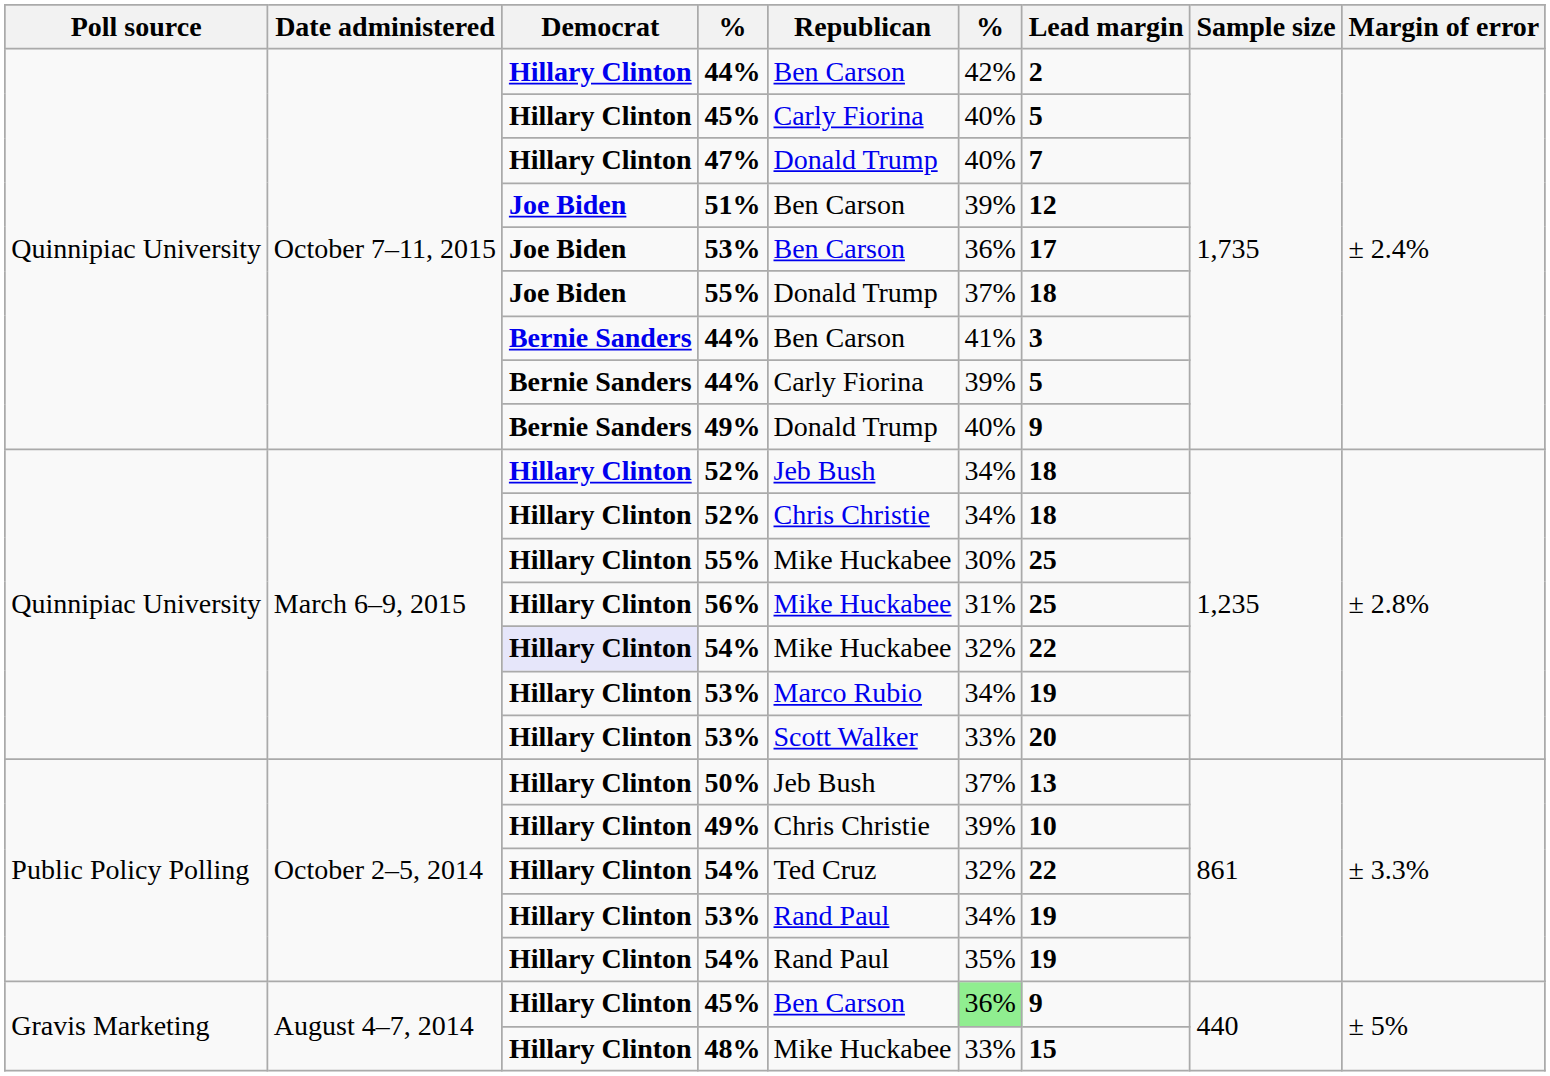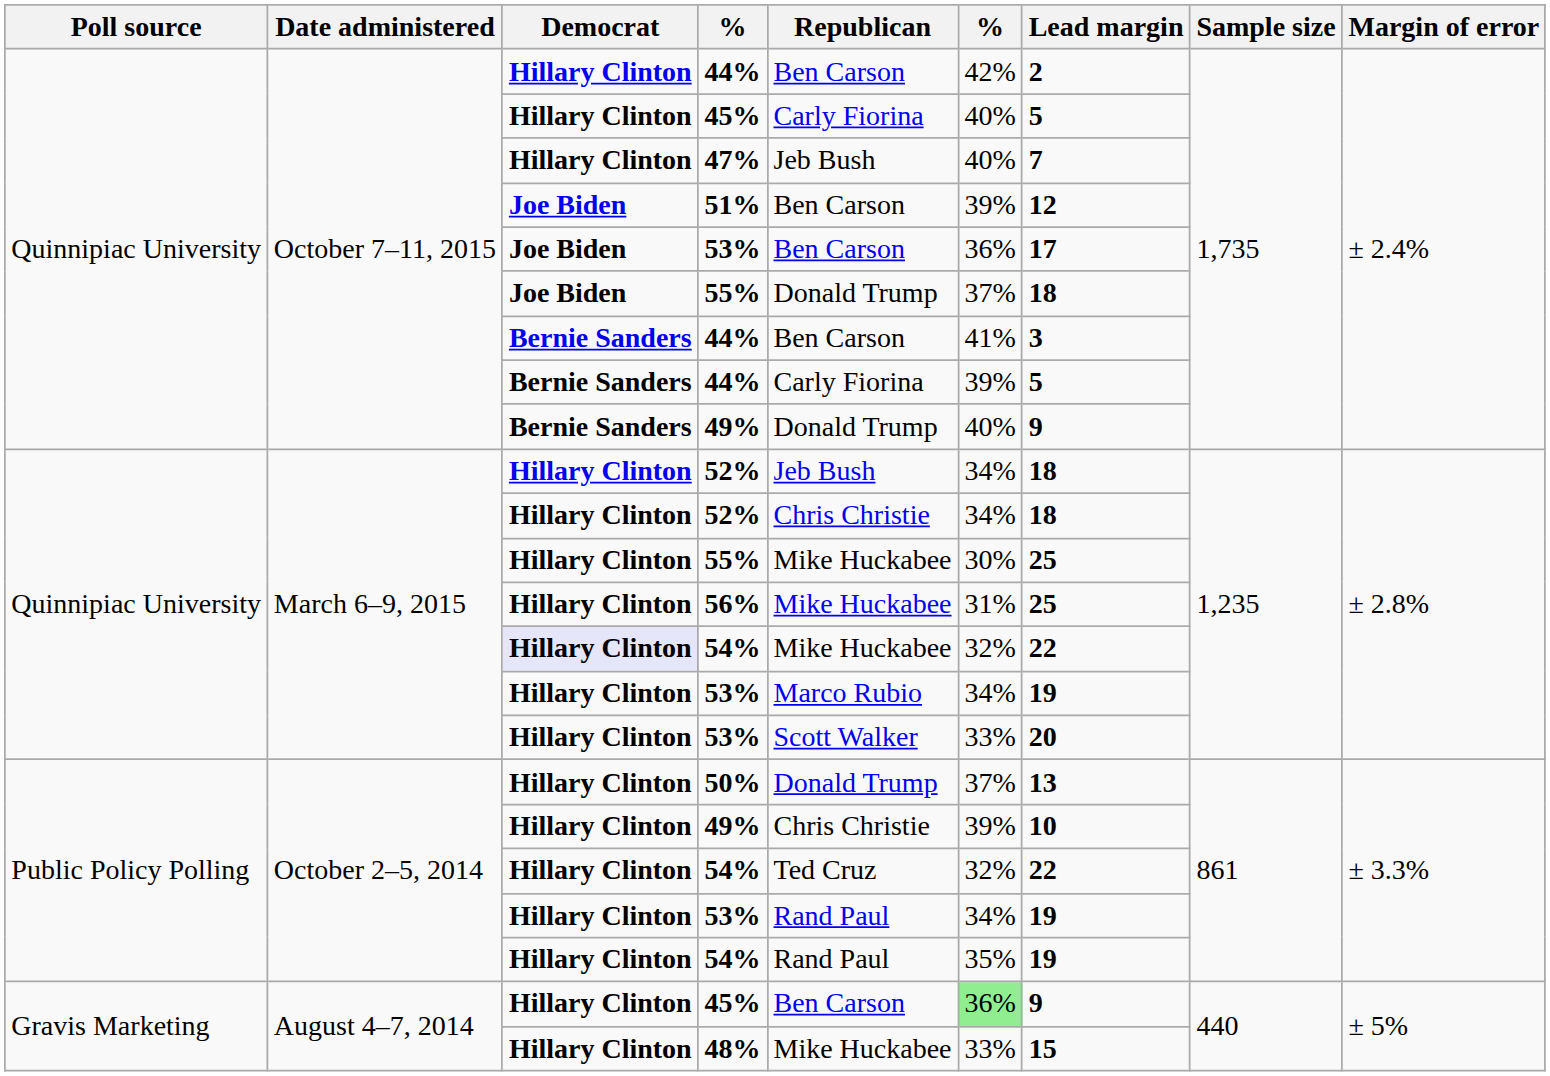(856, 159) Donald Trump -> (824, 159) Jeb Bush
(824, 781) Jeb Bush -> (856, 781) Donald Trump
